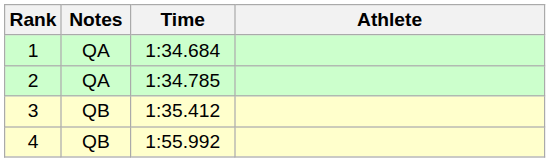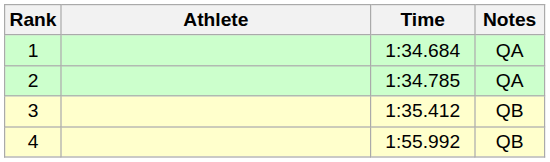columns swapped: (390, 19) <-> (96, 19)
